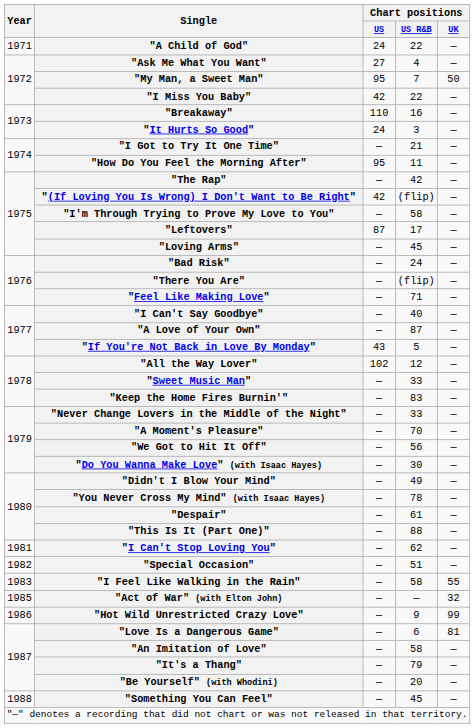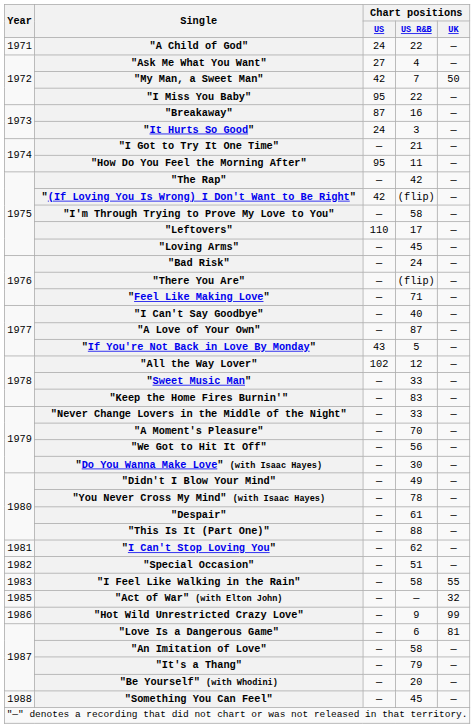(379, 80) 95 -> (379, 80) 42
(379, 96) 42 -> (379, 96) 95
(379, 113) 110 -> (379, 113) 87
(379, 230) 87 -> (379, 230) 110
